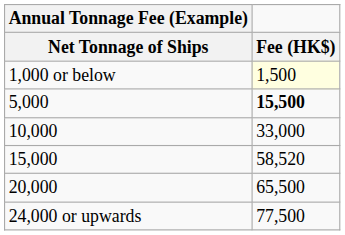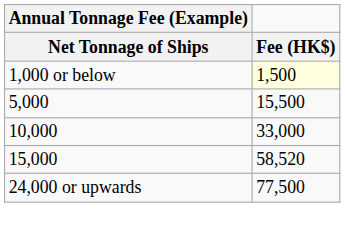(281, 103) bold -> (281, 103) normal
- row: (33, 187)
